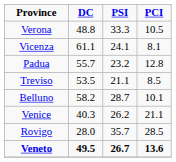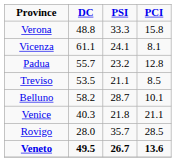(154, 30) 10.5 -> (154, 30) 15.8
(120, 115) 26.2 -> (120, 115) 21.8
